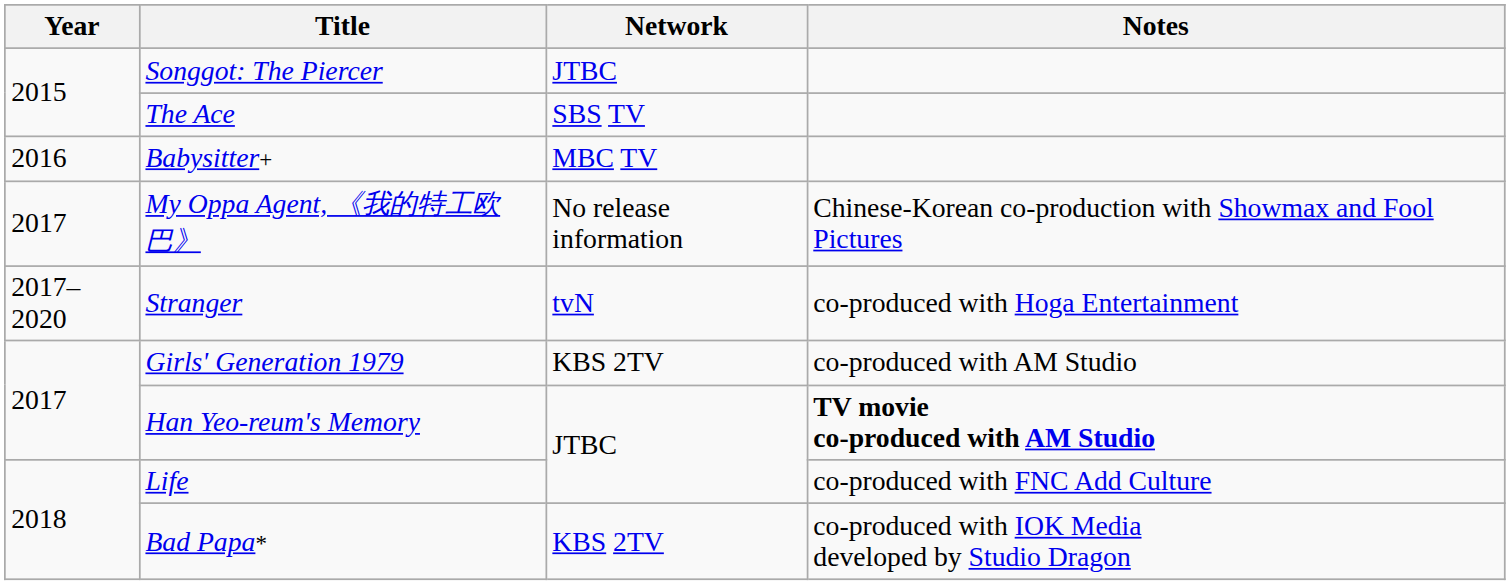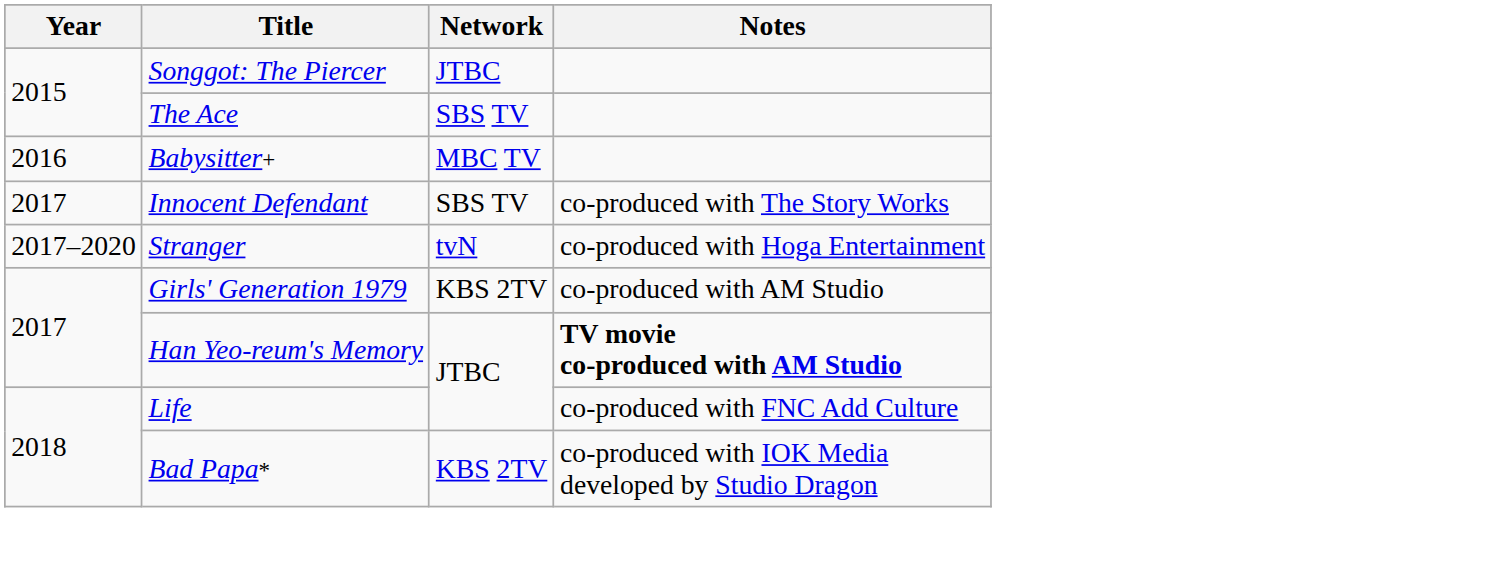+ row: (258, 202)
- row: (323, 221)
